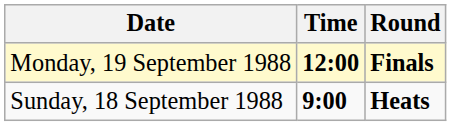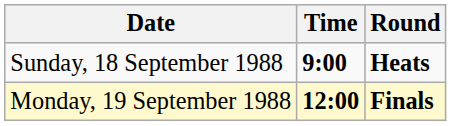rows swapped: (147, 100) <-> (151, 62)
